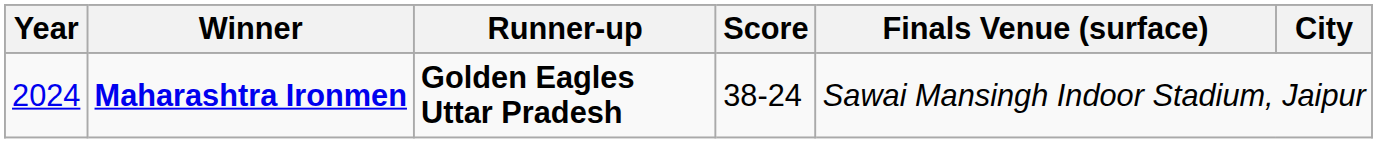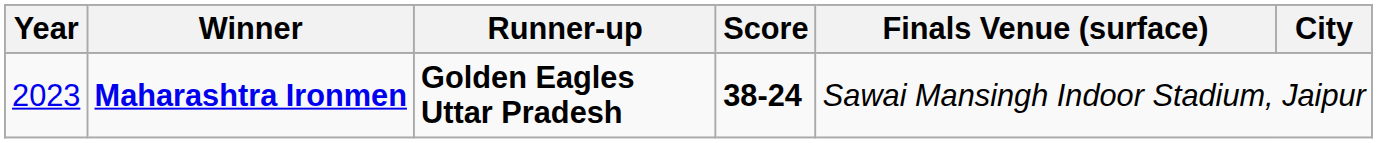(46, 94) 2024 -> (46, 94) 2023
(763, 94) normal -> (763, 94) bold
